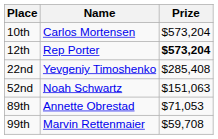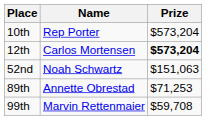(89, 32) Carlos Mortensen -> (71, 32) Rep Porter
(71, 50) Rep Porter -> (89, 50) Carlos Mortensen
- row: (20, 69)
(183, 106) $71,053 -> (171, 87) $71,253
